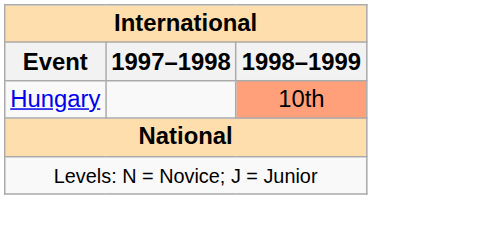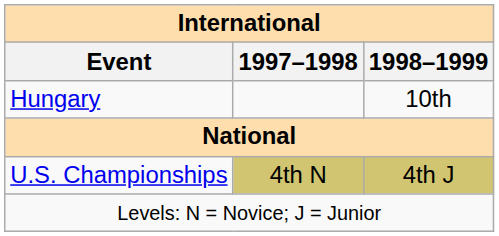(301, 99) lightsalmon background -> (429, 99) no background
+ row: (119, 174)
